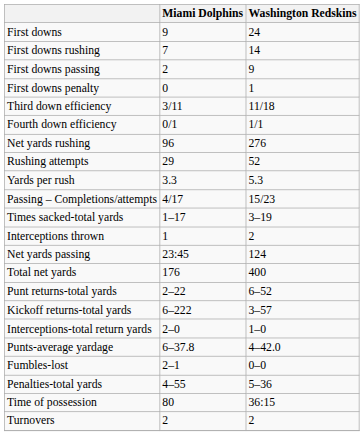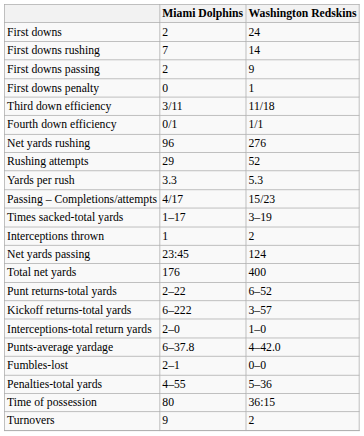(165, 32) 9 -> (165, 32) 2
(165, 421) 2 -> (165, 421) 9
